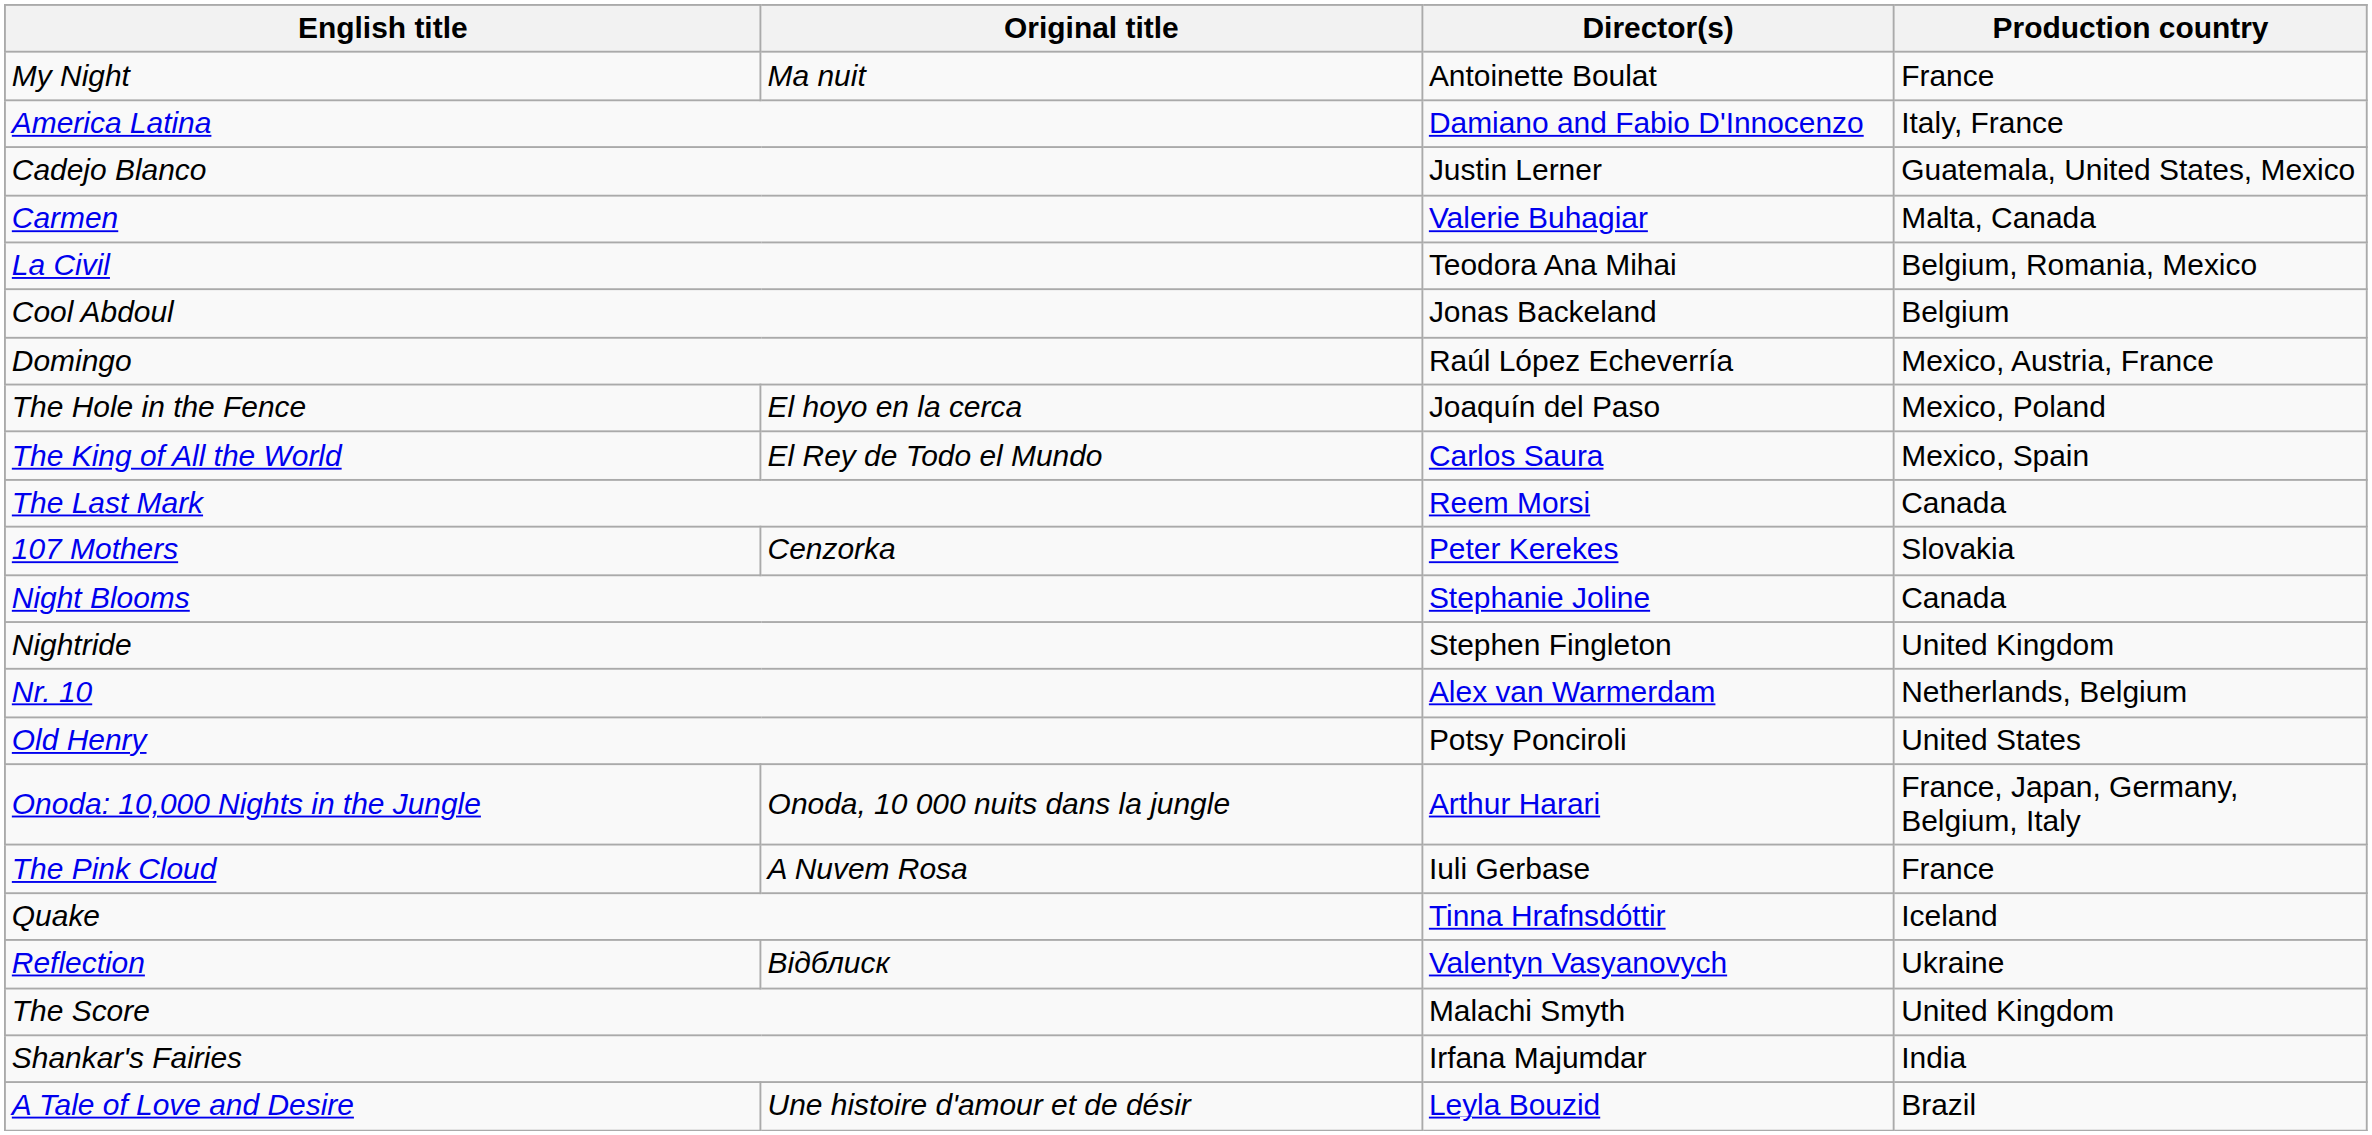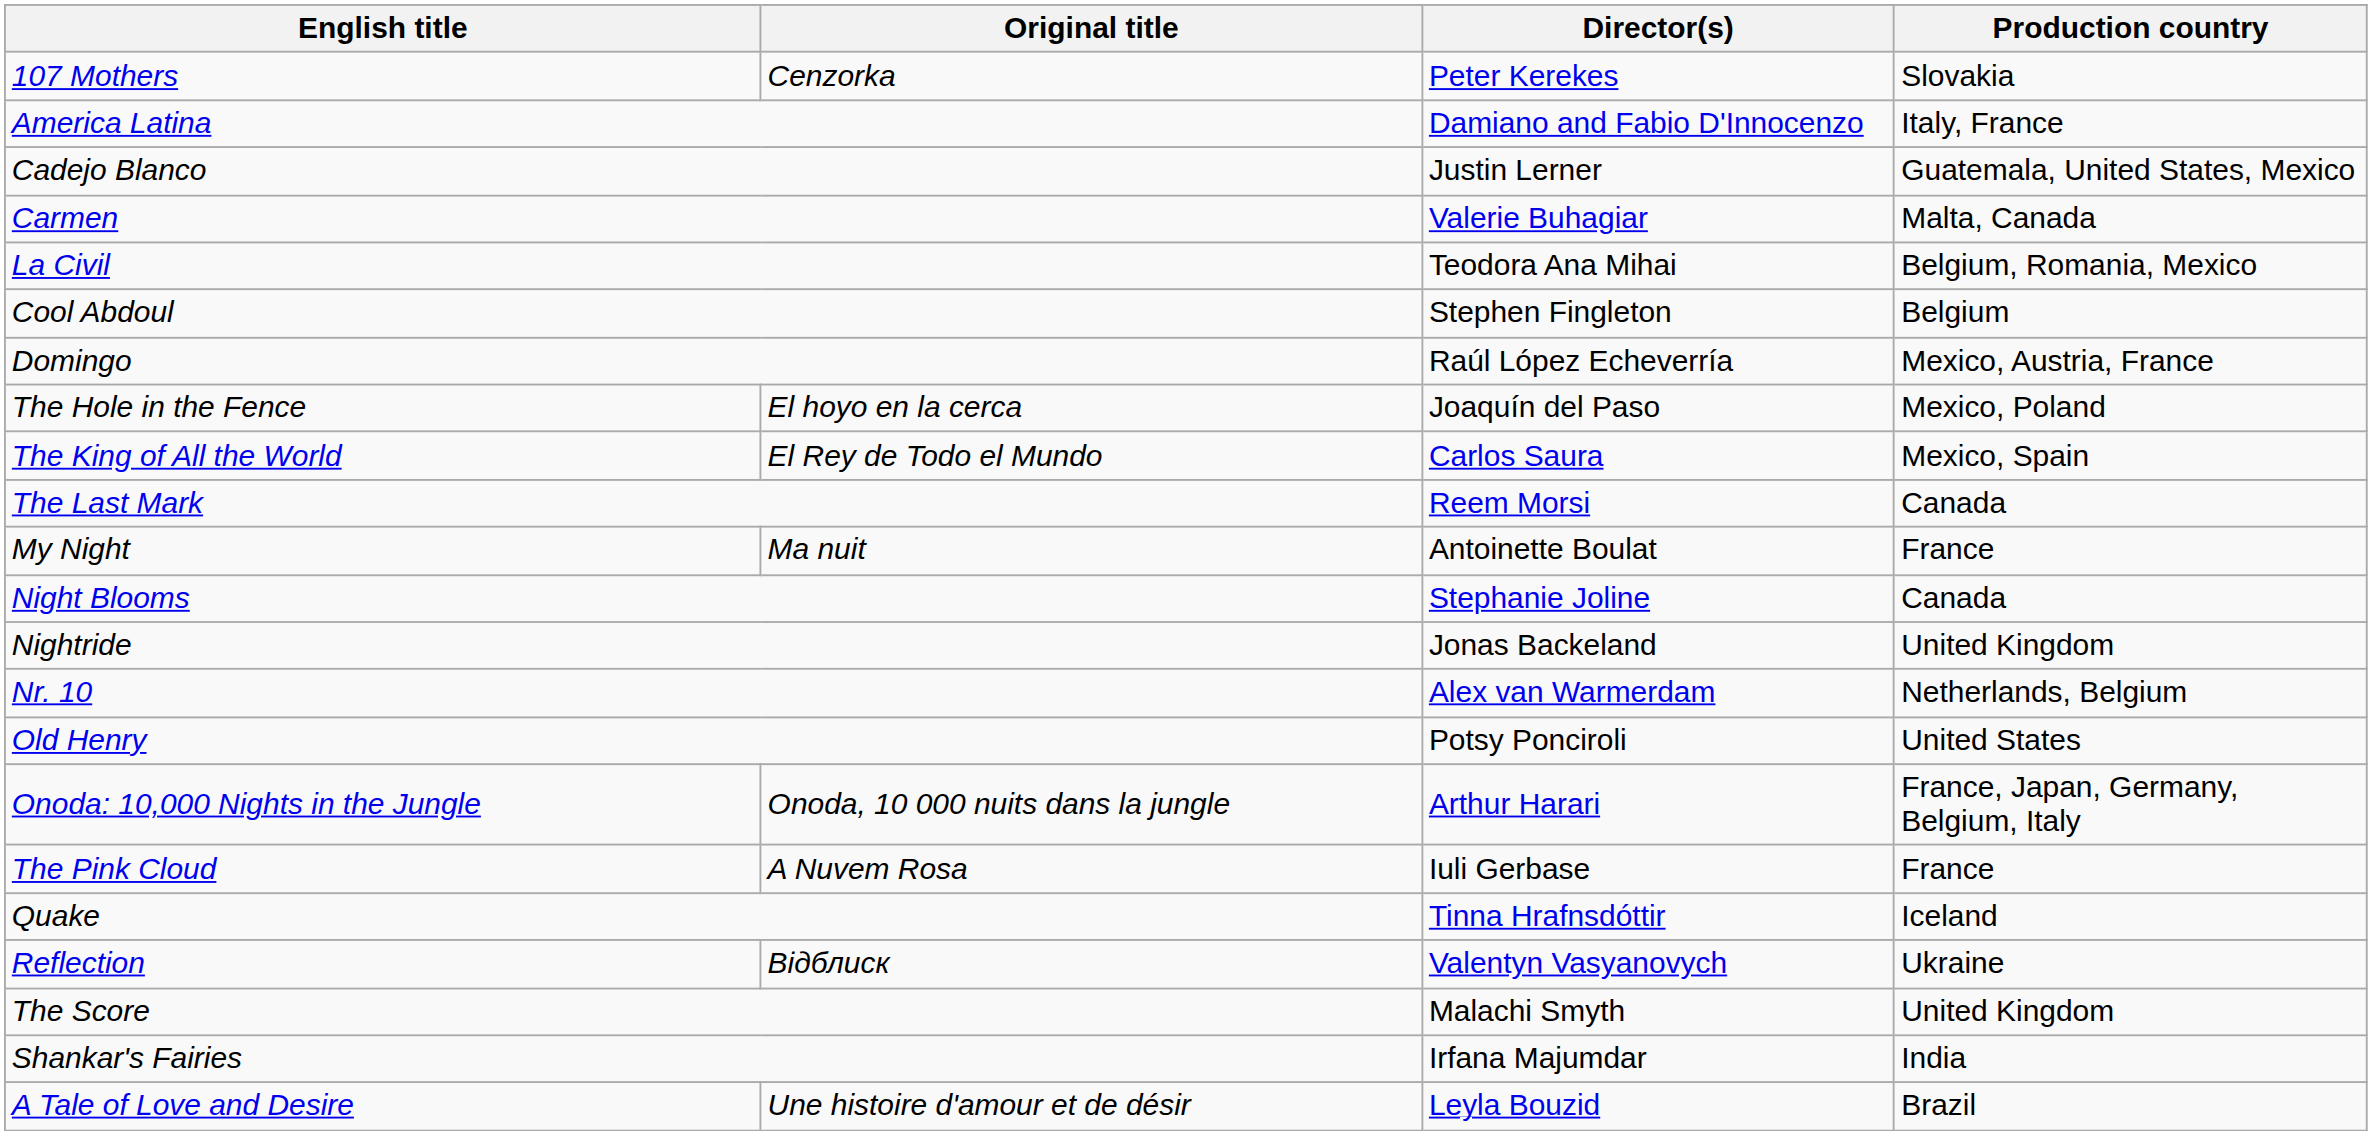rows swapped: (95, 550) <-> (71, 75)
(1543, 312) Jonas Backeland -> (1550, 312) Stephen Fingleton
(1550, 645) Stephen Fingleton -> (1543, 645) Jonas Backeland
